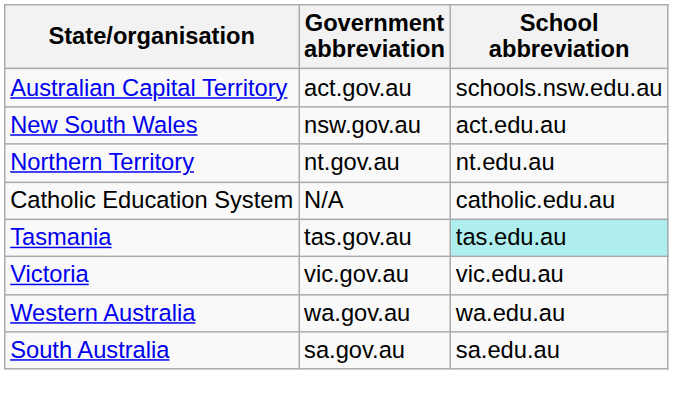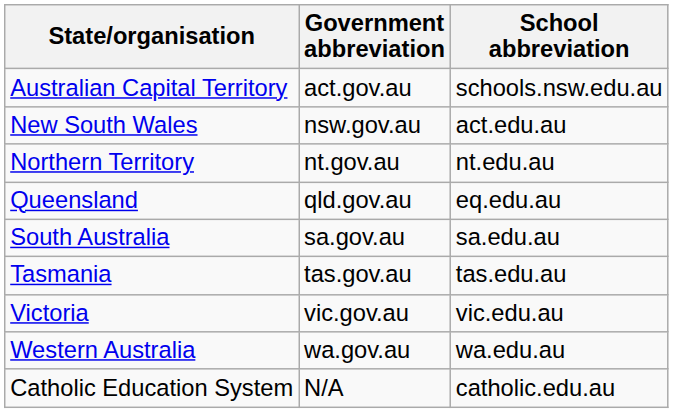+ row: (74, 200)
rows swapped: (90, 350) <-> (152, 200)
(511, 237) paleturquoise background -> (511, 275) no background
